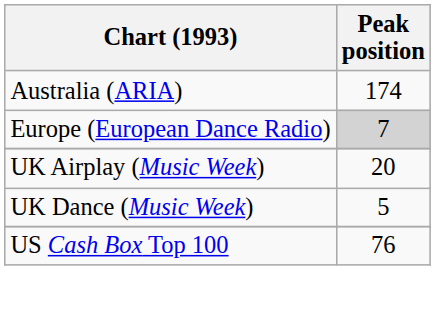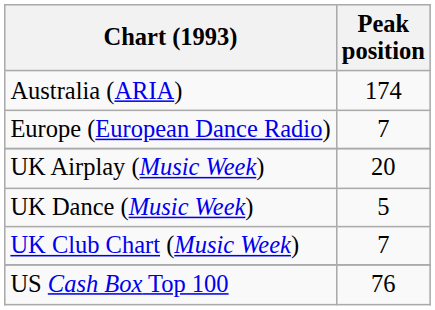(383, 129) lightgrey background -> (383, 129) no background
+ row: (155, 245)
